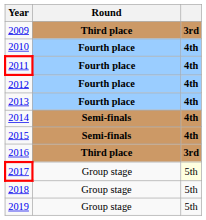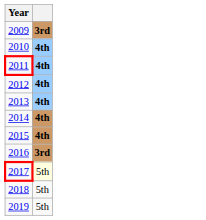- column: (107, 13)
